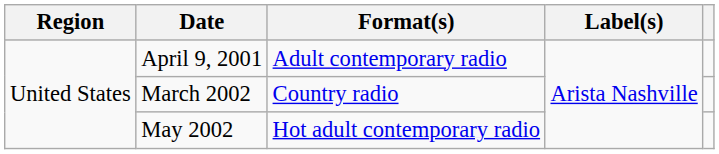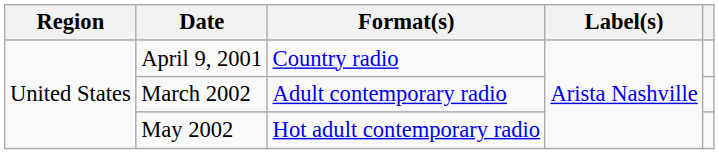(390, 58) Adult contemporary radio -> (336, 58) Country radio
(336, 93) Country radio -> (390, 93) Adult contemporary radio
